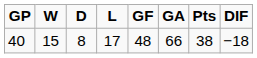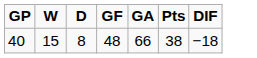- column: (112, 16)
